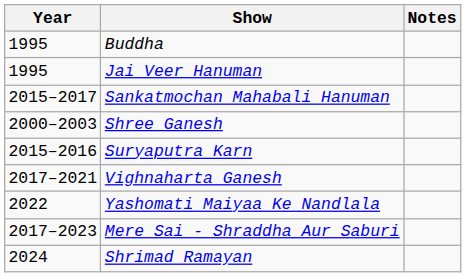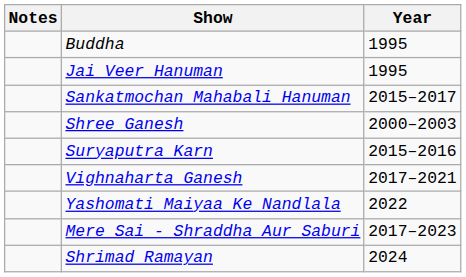columns swapped: (53, 18) <-> (432, 18)
